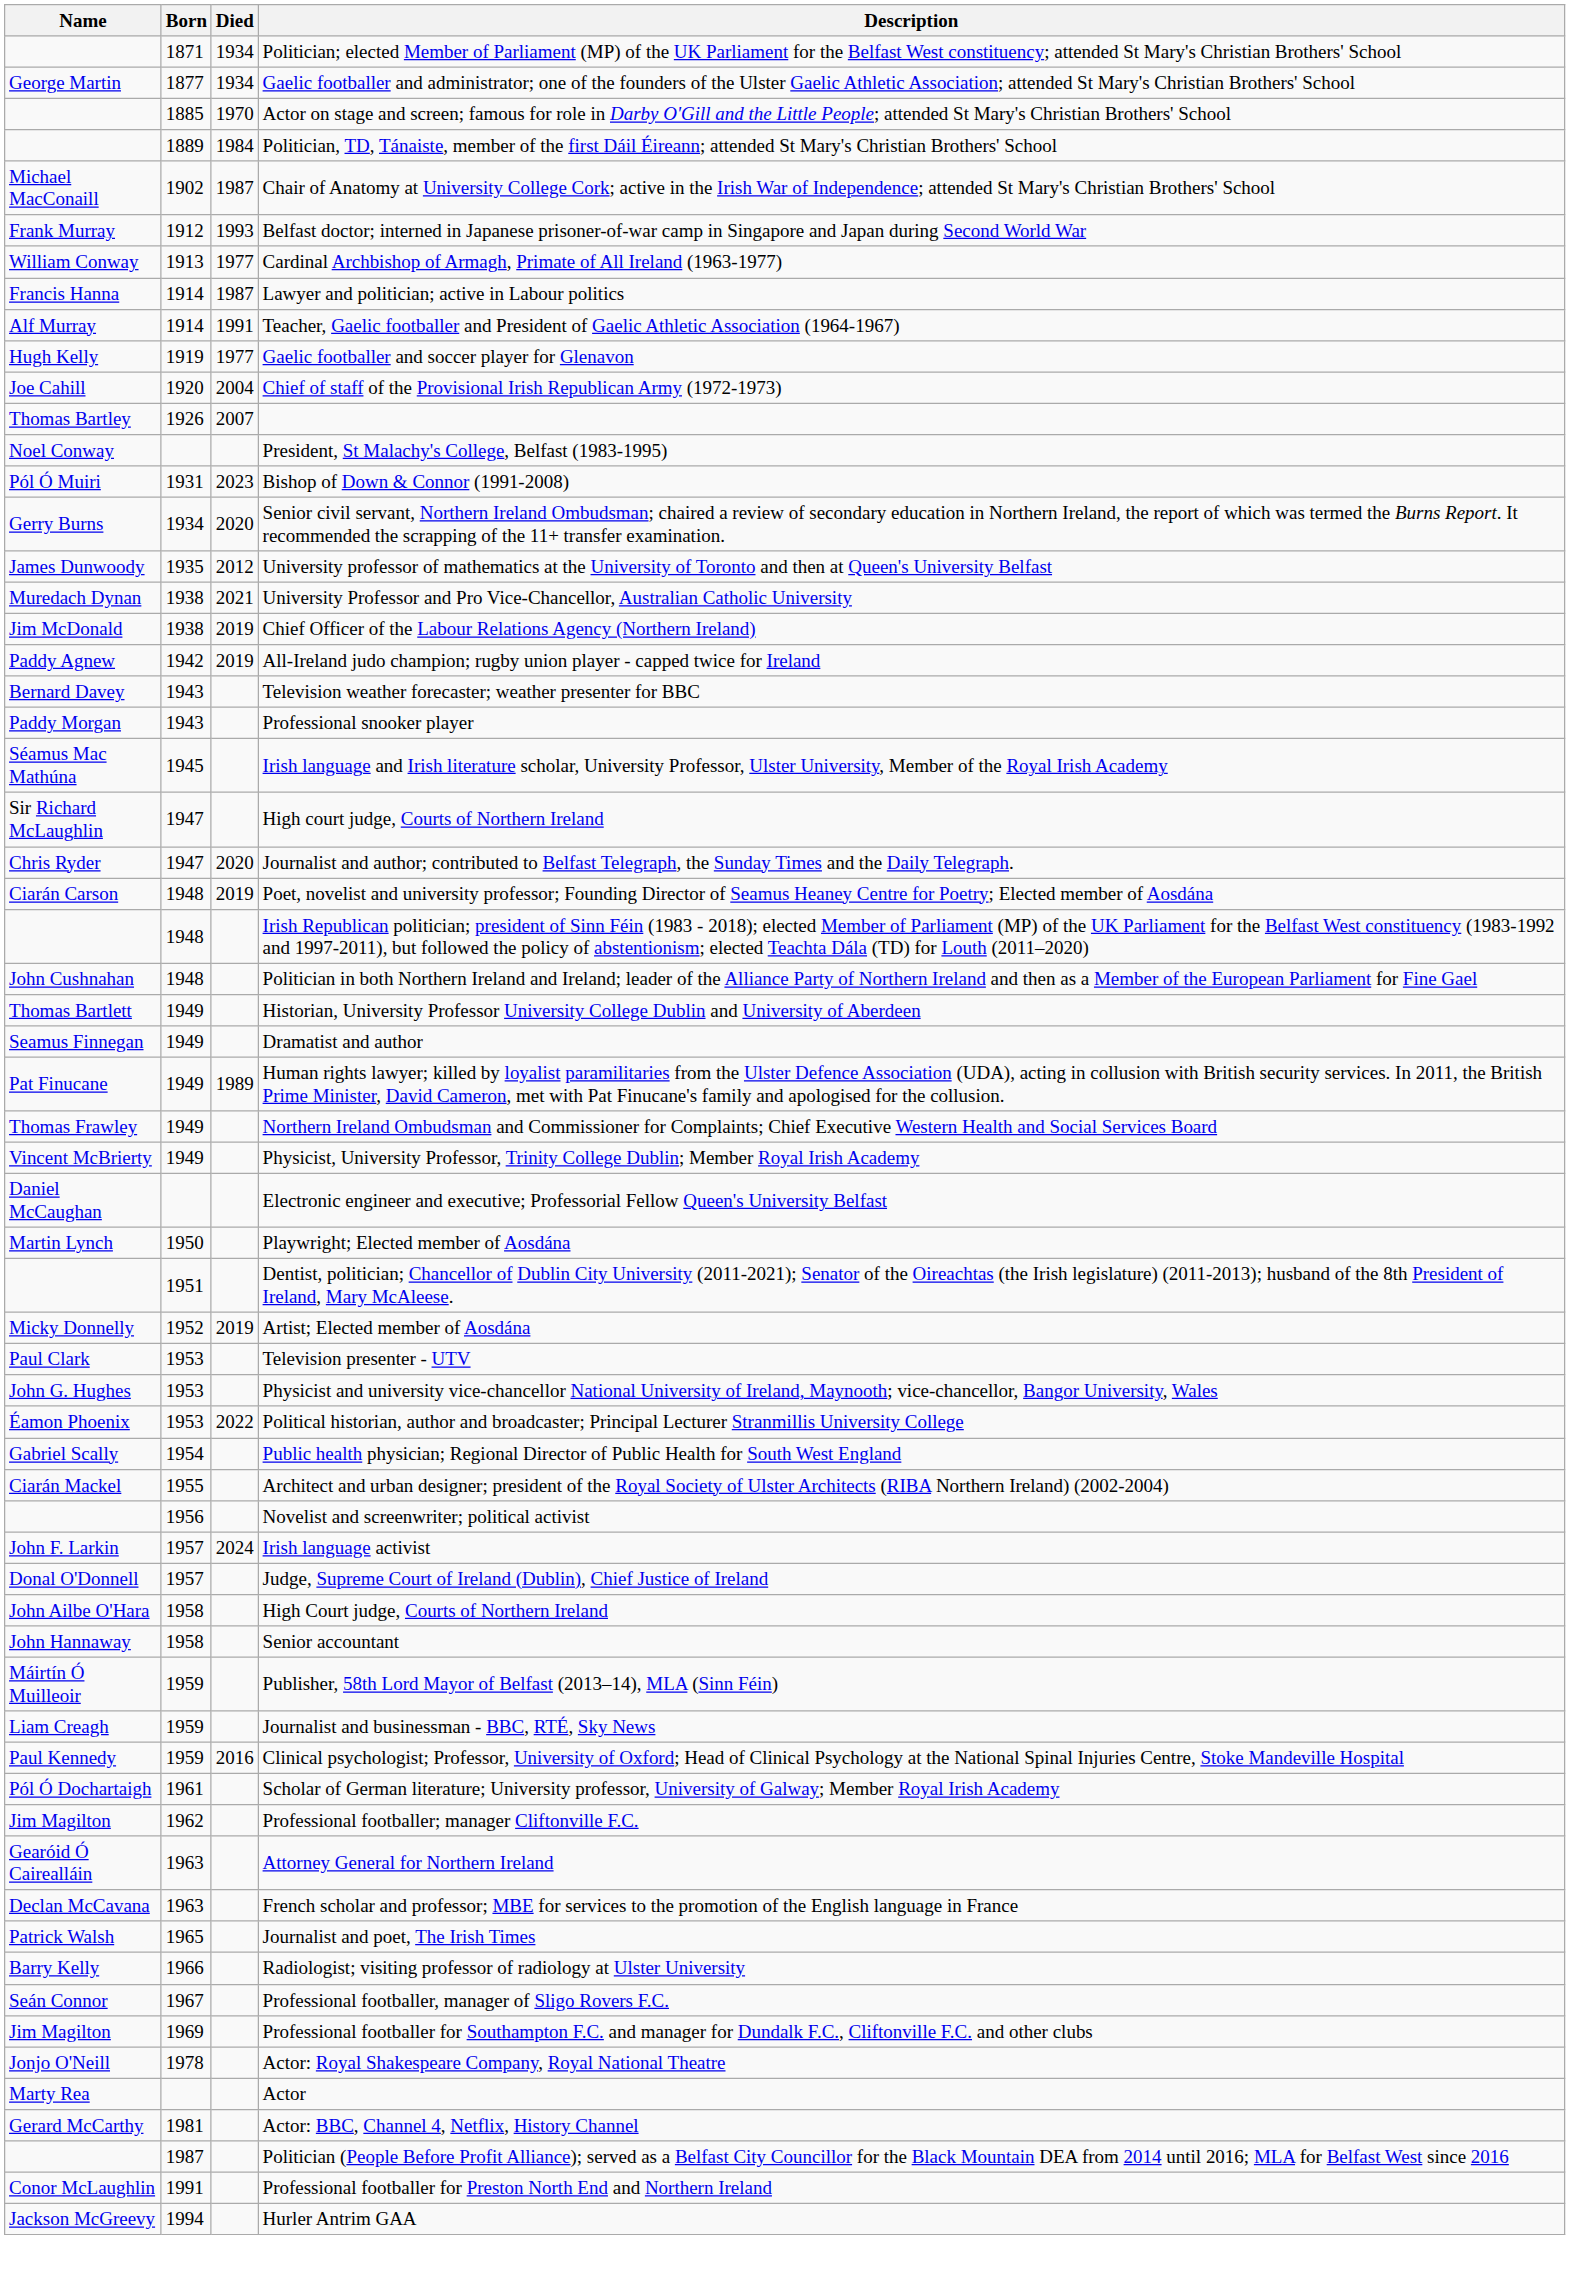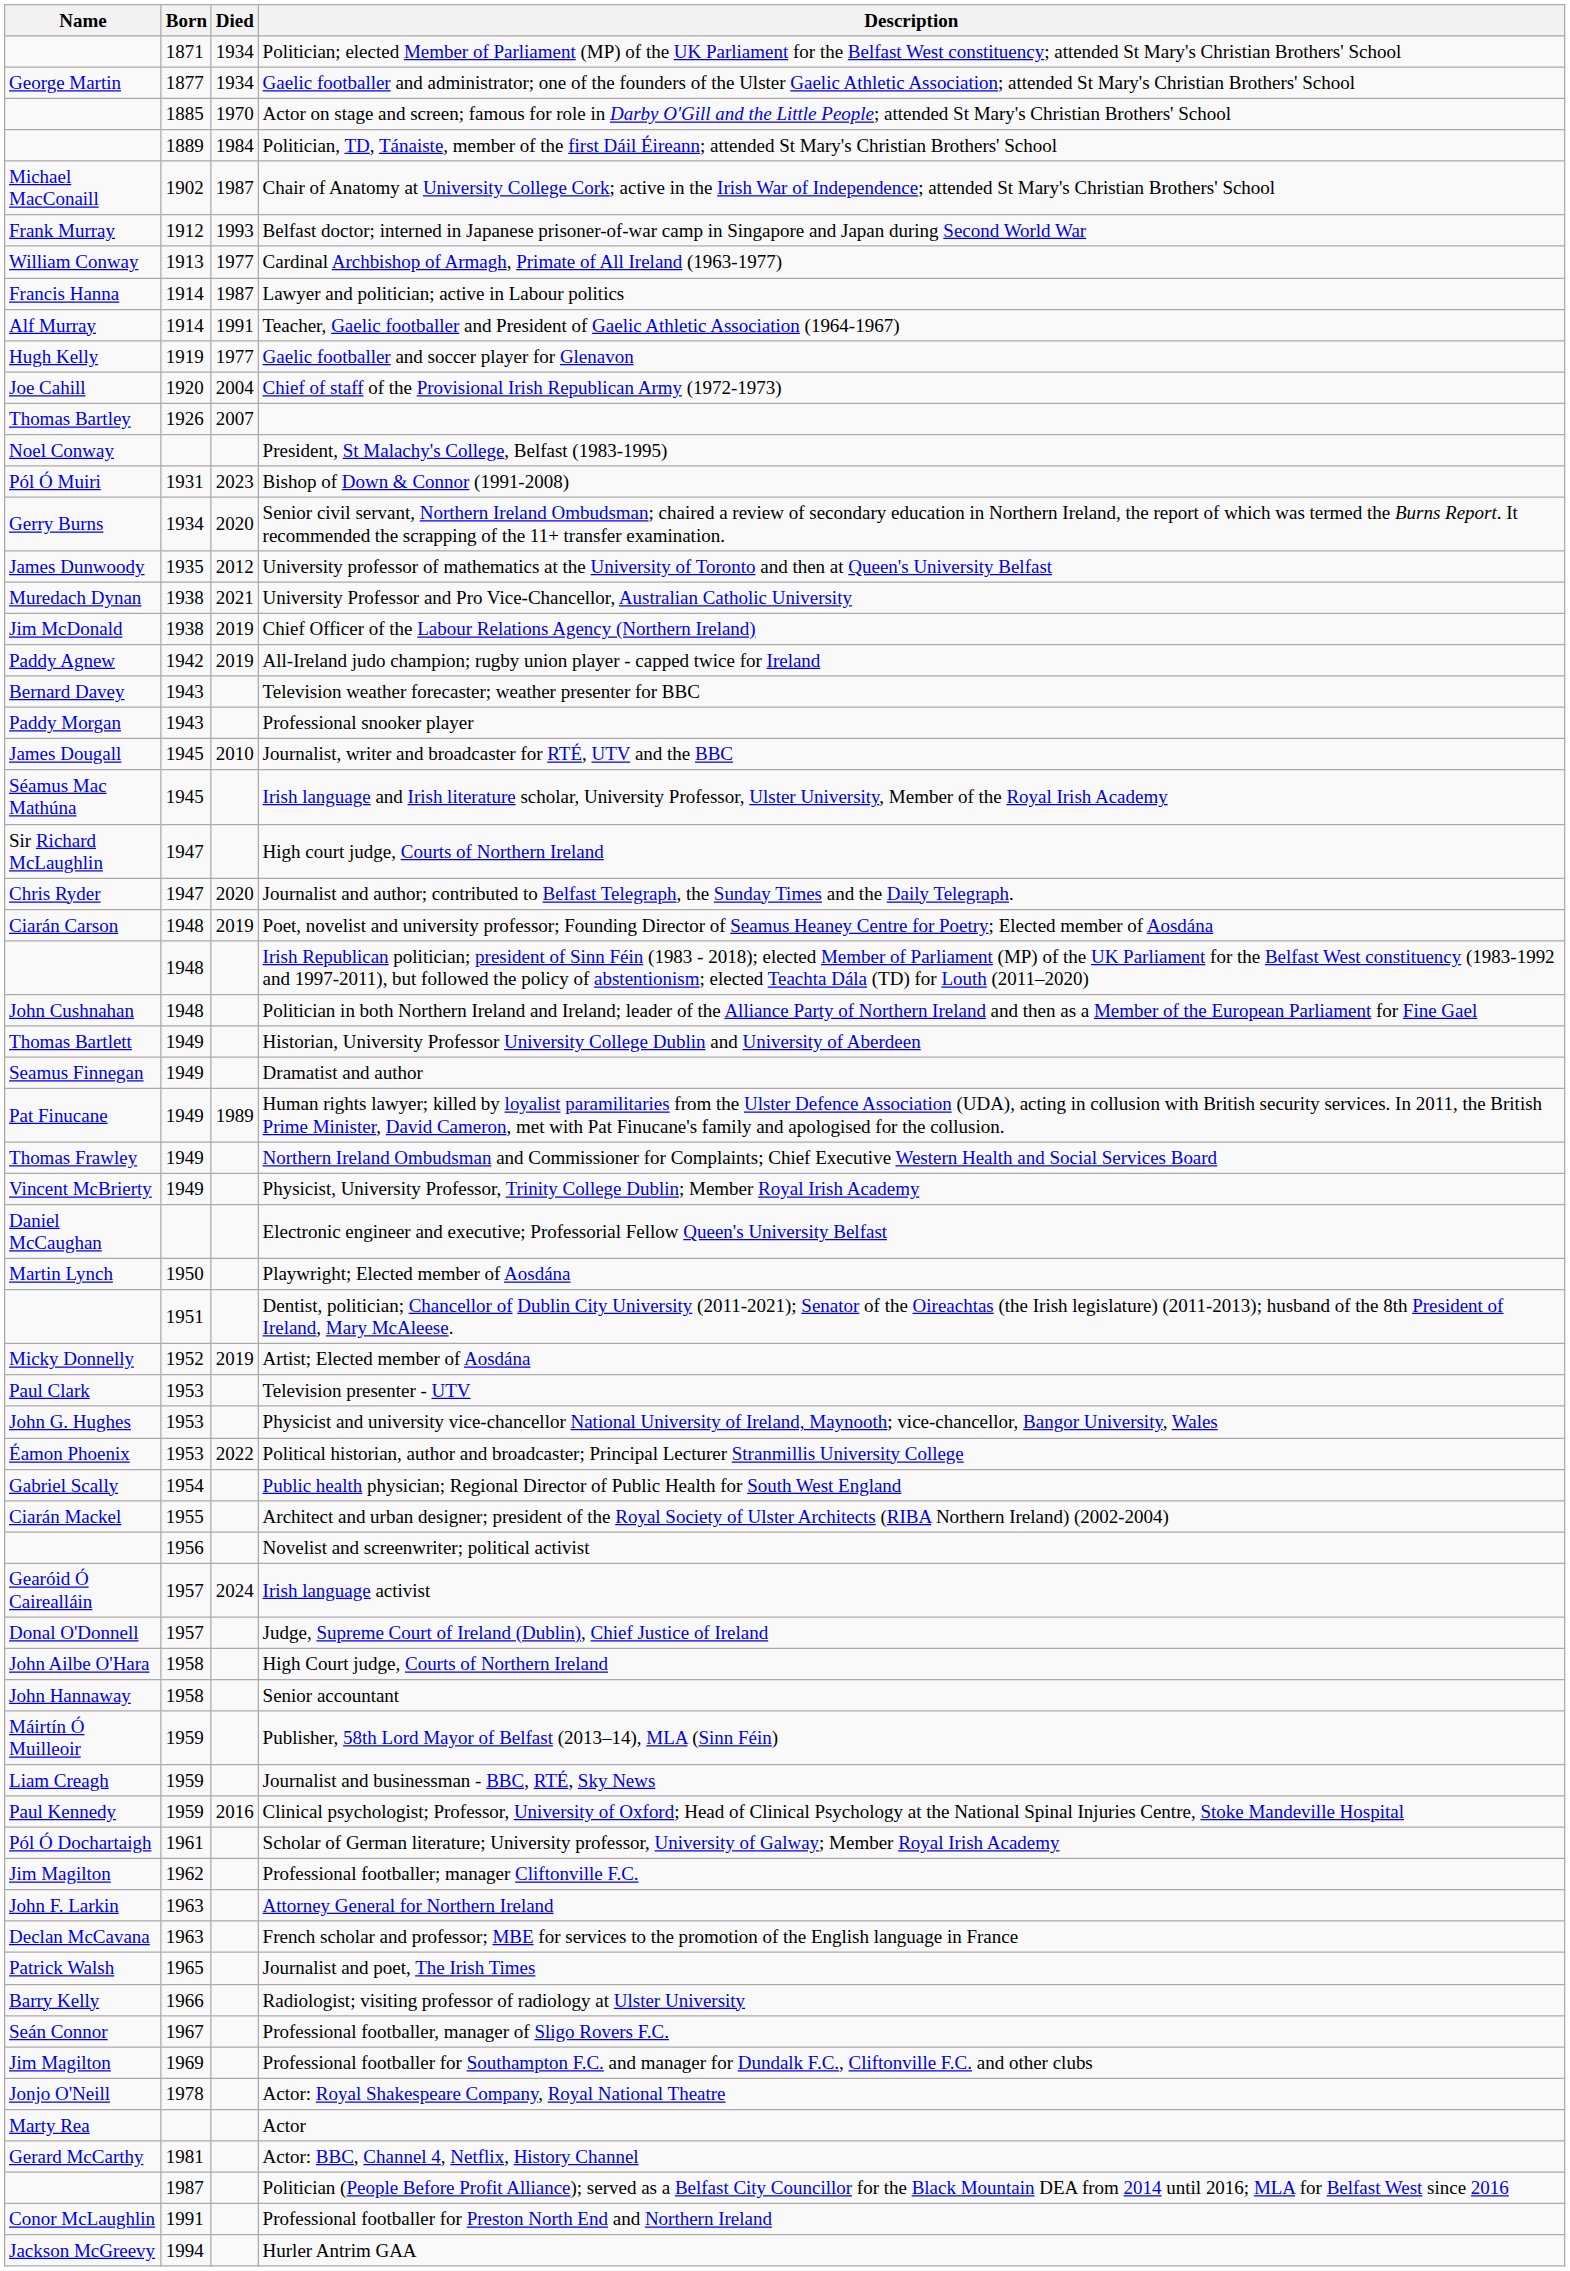+ row: (498, 754)
(64, 1547) John F. Larkin -> (51, 1590) Gearóid Ó Cairealláin
(51, 1863) Gearóid Ó Cairealláin -> (64, 1905) John F. Larkin
